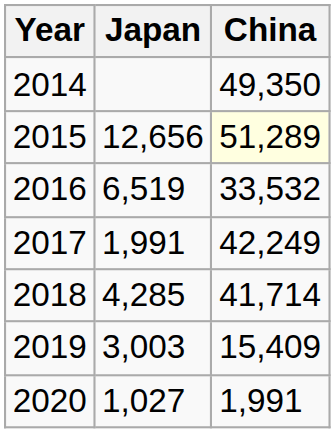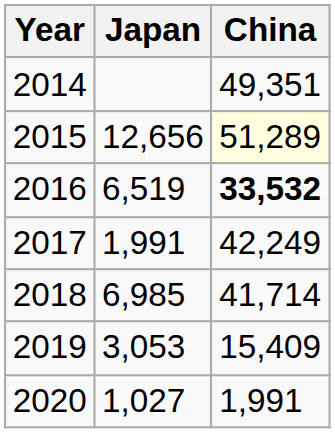(270, 83) 49,350 -> (270, 83) 49,351
(270, 189) normal -> (270, 189) bold
(144, 294) 4,285 -> (144, 294) 6,985
(144, 347) 3,003 -> (144, 347) 3,053
